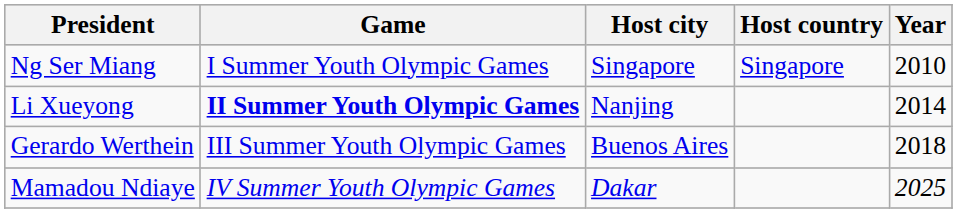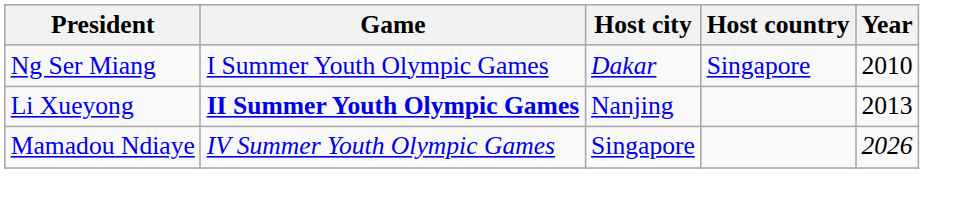(643, 65) Singapore -> (624, 65) Dakar
(920, 106) 2014 -> (887, 106) 2013
- row: (102, 146)
(624, 187) Dakar -> (643, 146) Singapore
(920, 187) 2025 -> (887, 146) 2026
